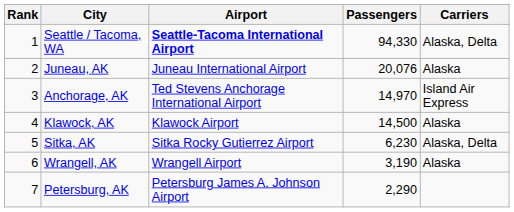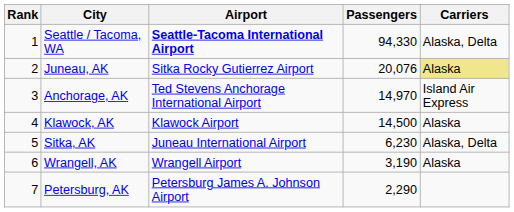(229, 69) Juneau International Airport -> (233, 69) Sitka Rocky Gutierrez Airport
(442, 69) no background -> (442, 69) khaki background
(233, 143) Sitka Rocky Gutierrez Airport -> (229, 143) Juneau International Airport
